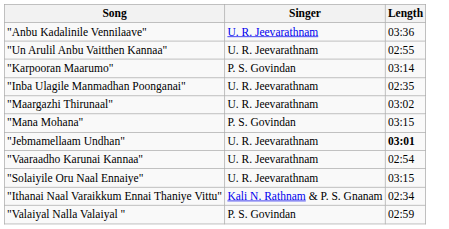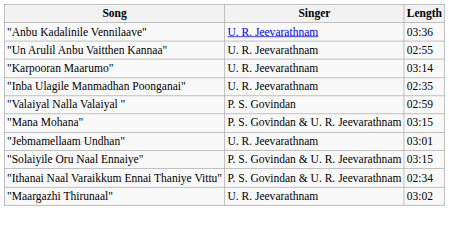(262, 68) P. S. Govindan -> (273, 68) U. R. Jeevarathnam
rows swapped: (60, 104) <-> (66, 214)
(262, 123) P. S. Govindan -> (314, 123) P. S. Govindan & U. R. Jeevarathnam
(401, 141) bold -> (420, 141) normal
- row: (75, 159)
(273, 178) U. R. Jeevarathnam -> (314, 159) P. S. Govindan & U. R. Jeevarathnam
(305, 196) Kali N. Rathnam & P. S. Gnanam -> (314, 178) P. S. Govindan & U. R. Jeevarathnam
